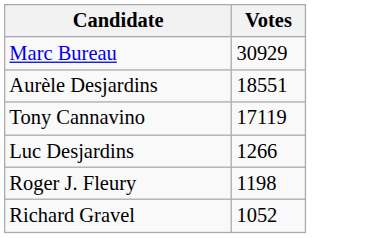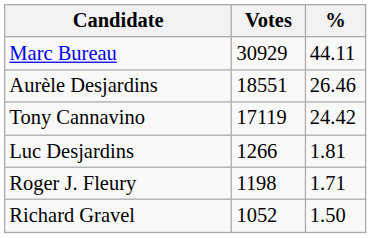+ column: (335, 20)
